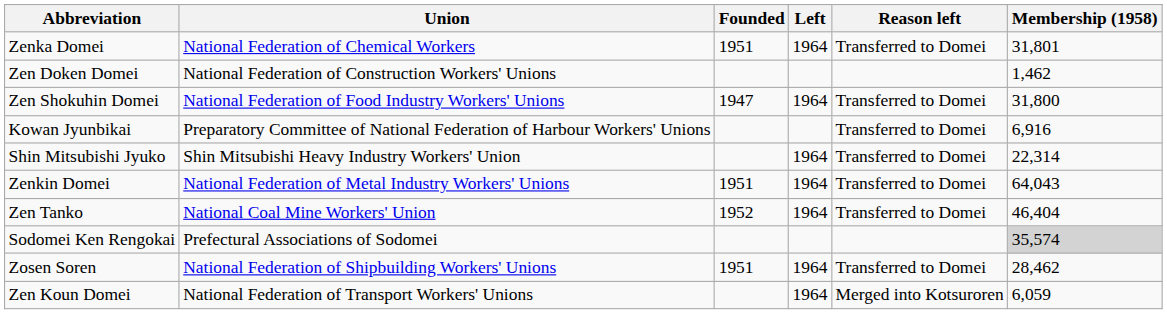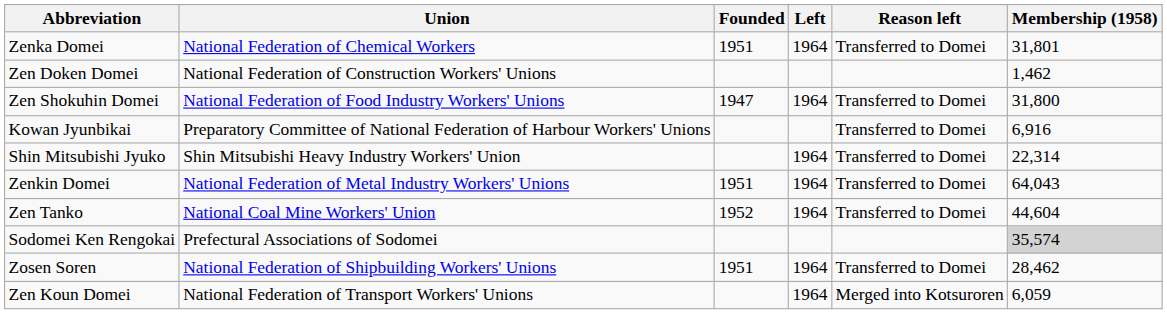(1036, 211) 46,404 -> (1036, 211) 44,604
